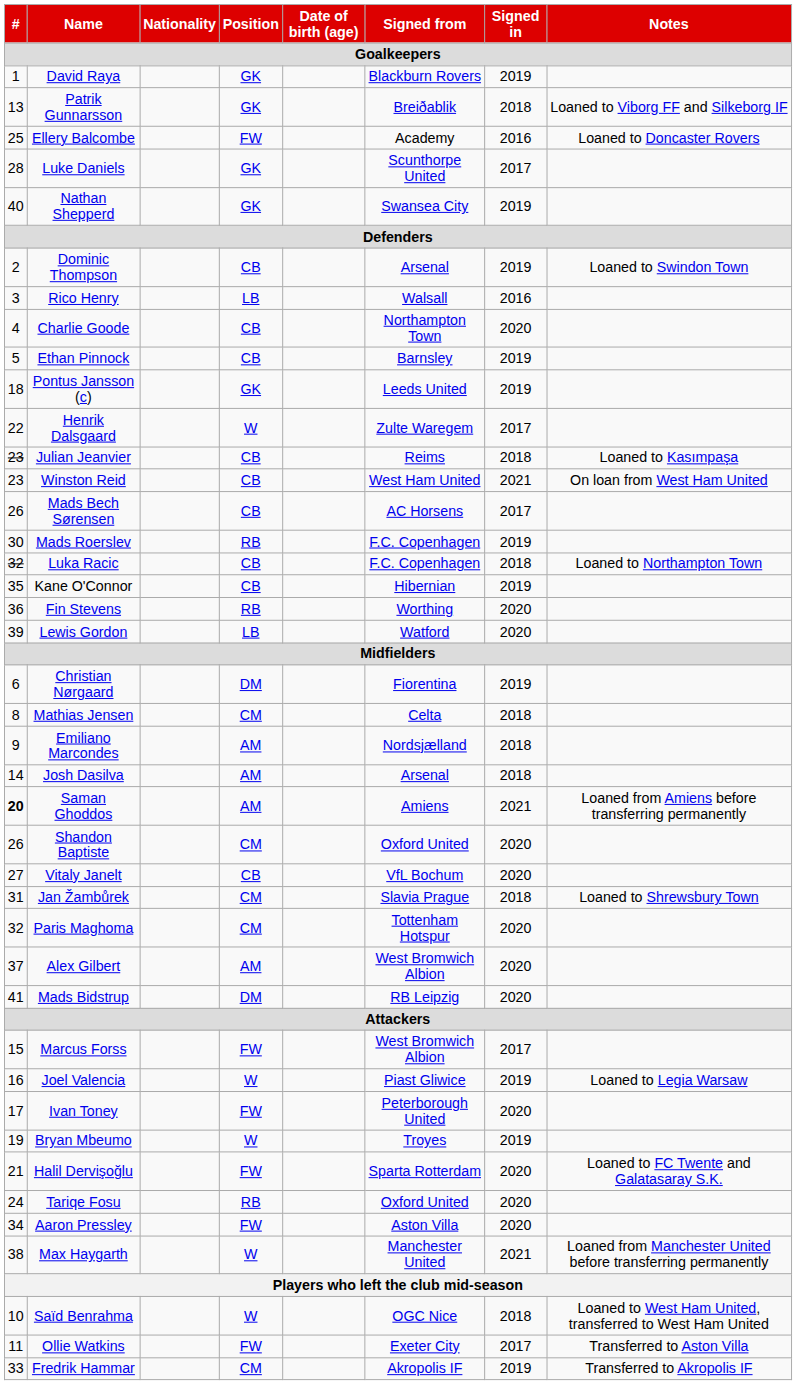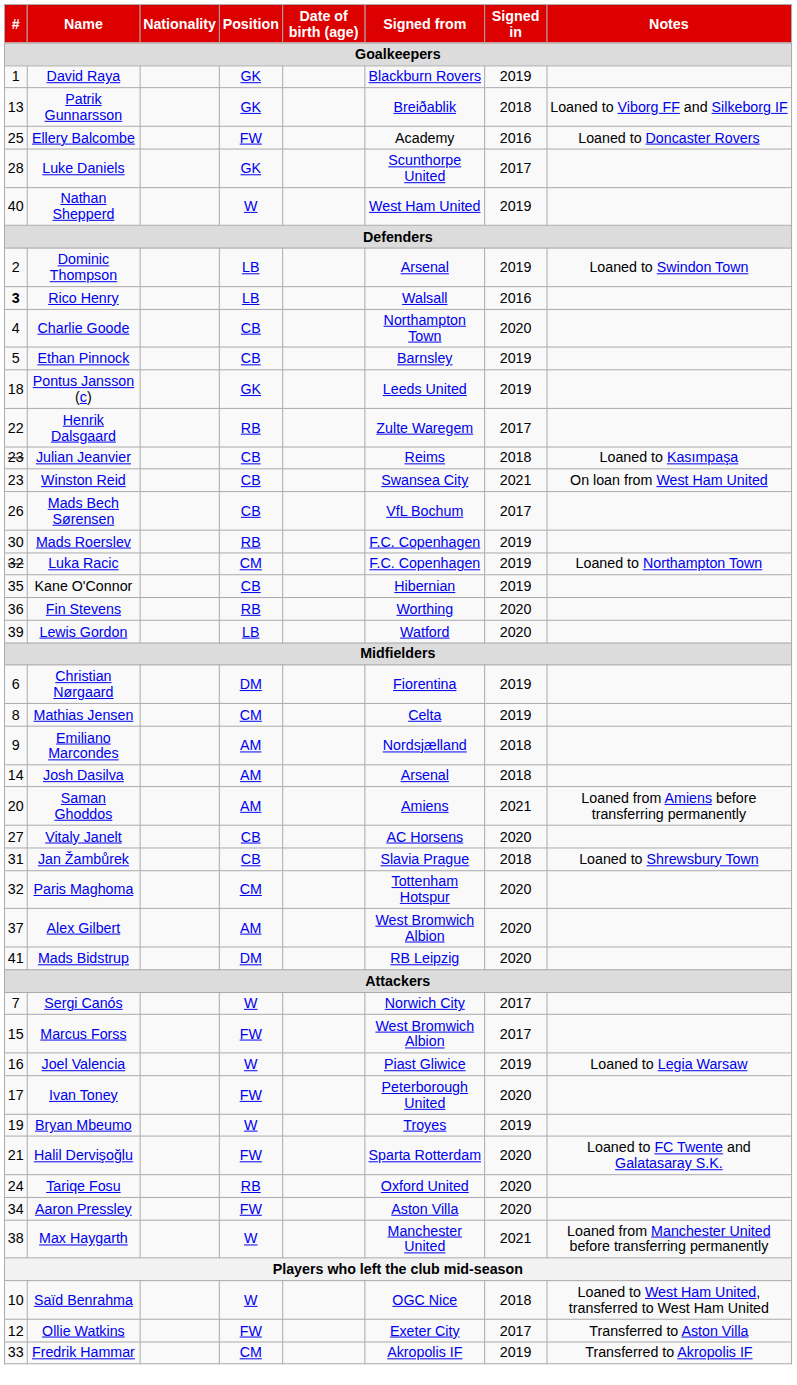(251, 207) GK -> (251, 207) W
(425, 207) Swansea City -> (425, 207) West Ham United
(251, 268) CB -> (251, 268) LB
(16, 298) normal -> (16, 298) bold
(251, 428) W -> (251, 428) RB
(425, 481) West Ham United -> (425, 481) Swansea City
(425, 511) AC Horsens -> (425, 511) VfL Bochum
(251, 564) CB -> (251, 564) CM
(516, 564) 2018 -> (516, 564) 2019
(516, 715) 2018 -> (516, 715) 2019
(16, 806) bold -> (16, 806) normal
- row: (83, 845)
(425, 875) VfL Bochum -> (425, 837) AC Horsens
(251, 898) CM -> (251, 859) CB
+ row: (83, 1004)
(16, 1346) 11 -> (16, 1331) 12
